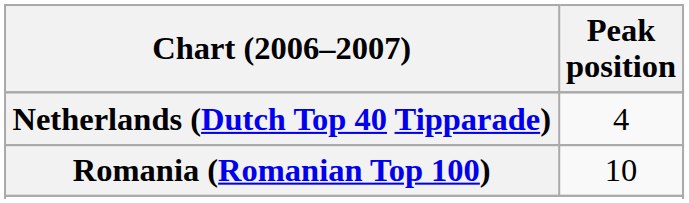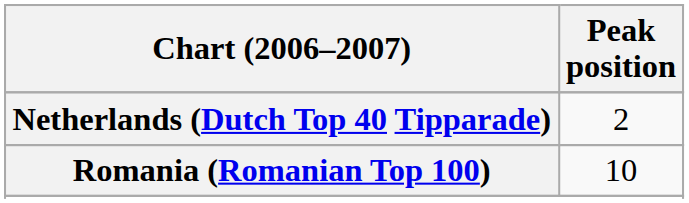(621, 118) 4 -> (621, 118) 2
